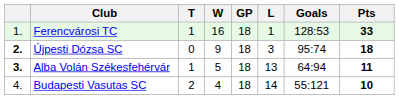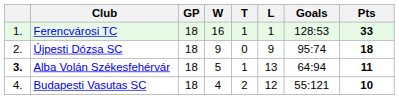columns swapped: (244, 13) <-> (191, 13)
(18, 49) bold -> (18, 49) normal
(271, 49) 3 -> (271, 49) 9
(271, 85) 14 -> (271, 85) 12
